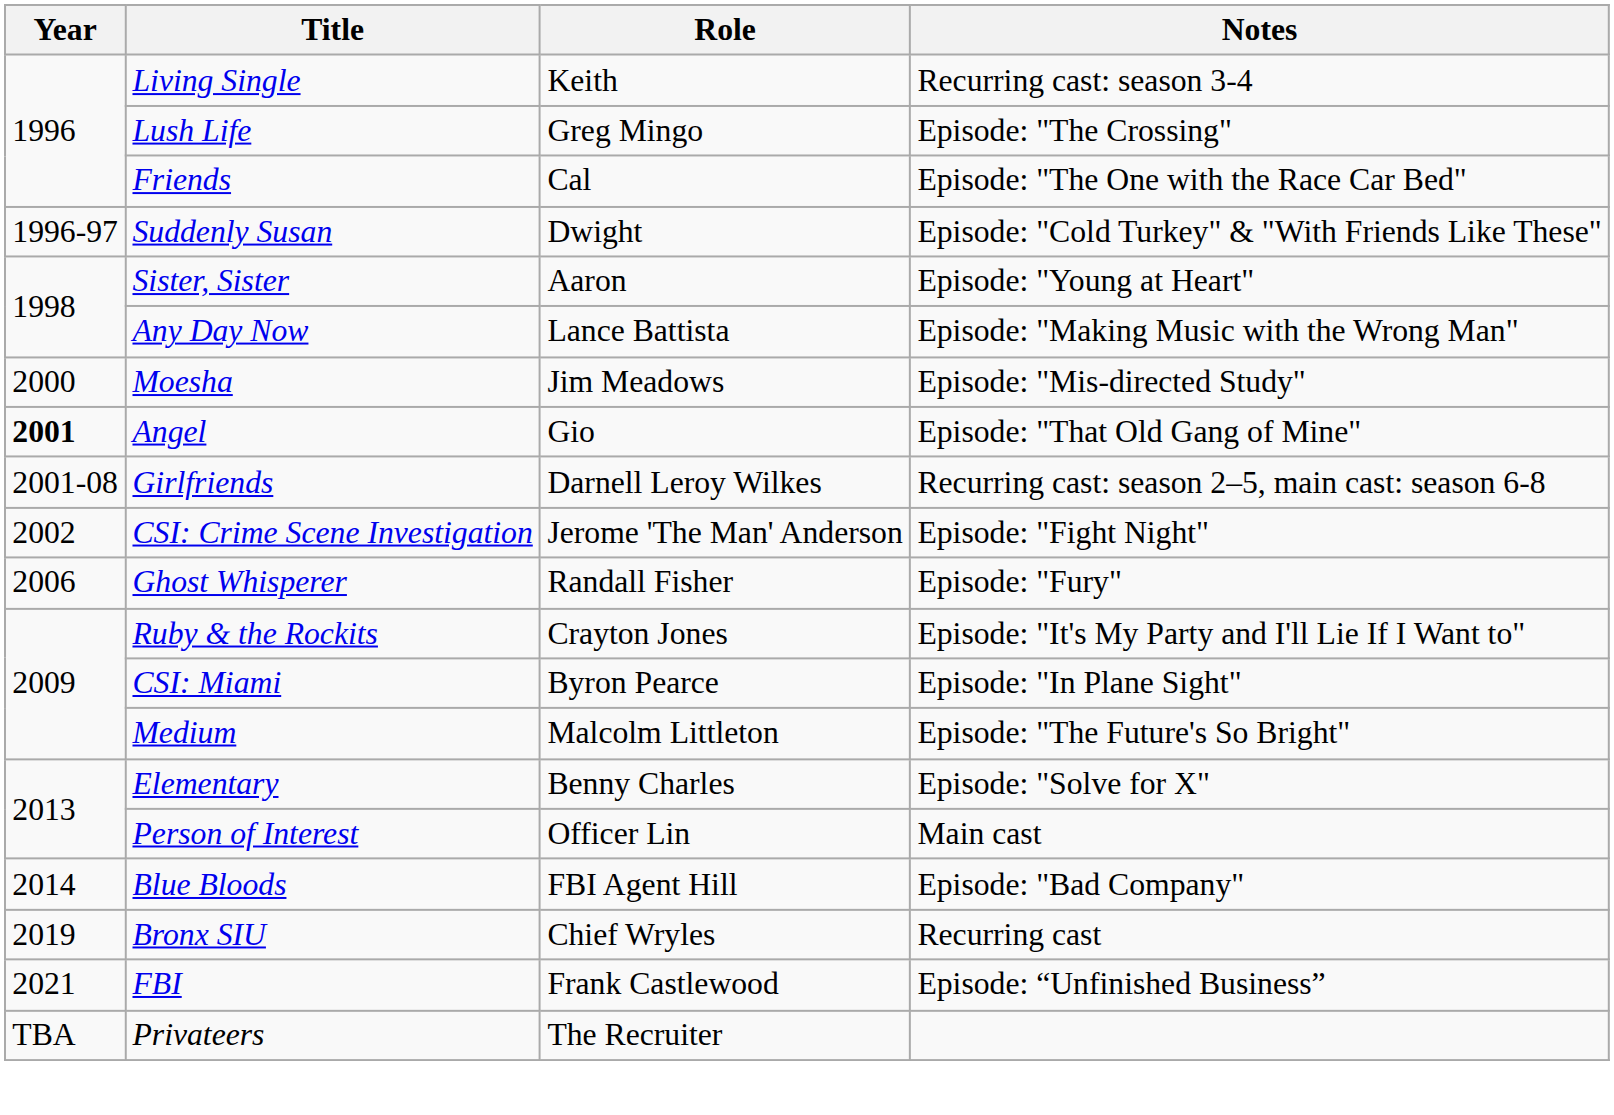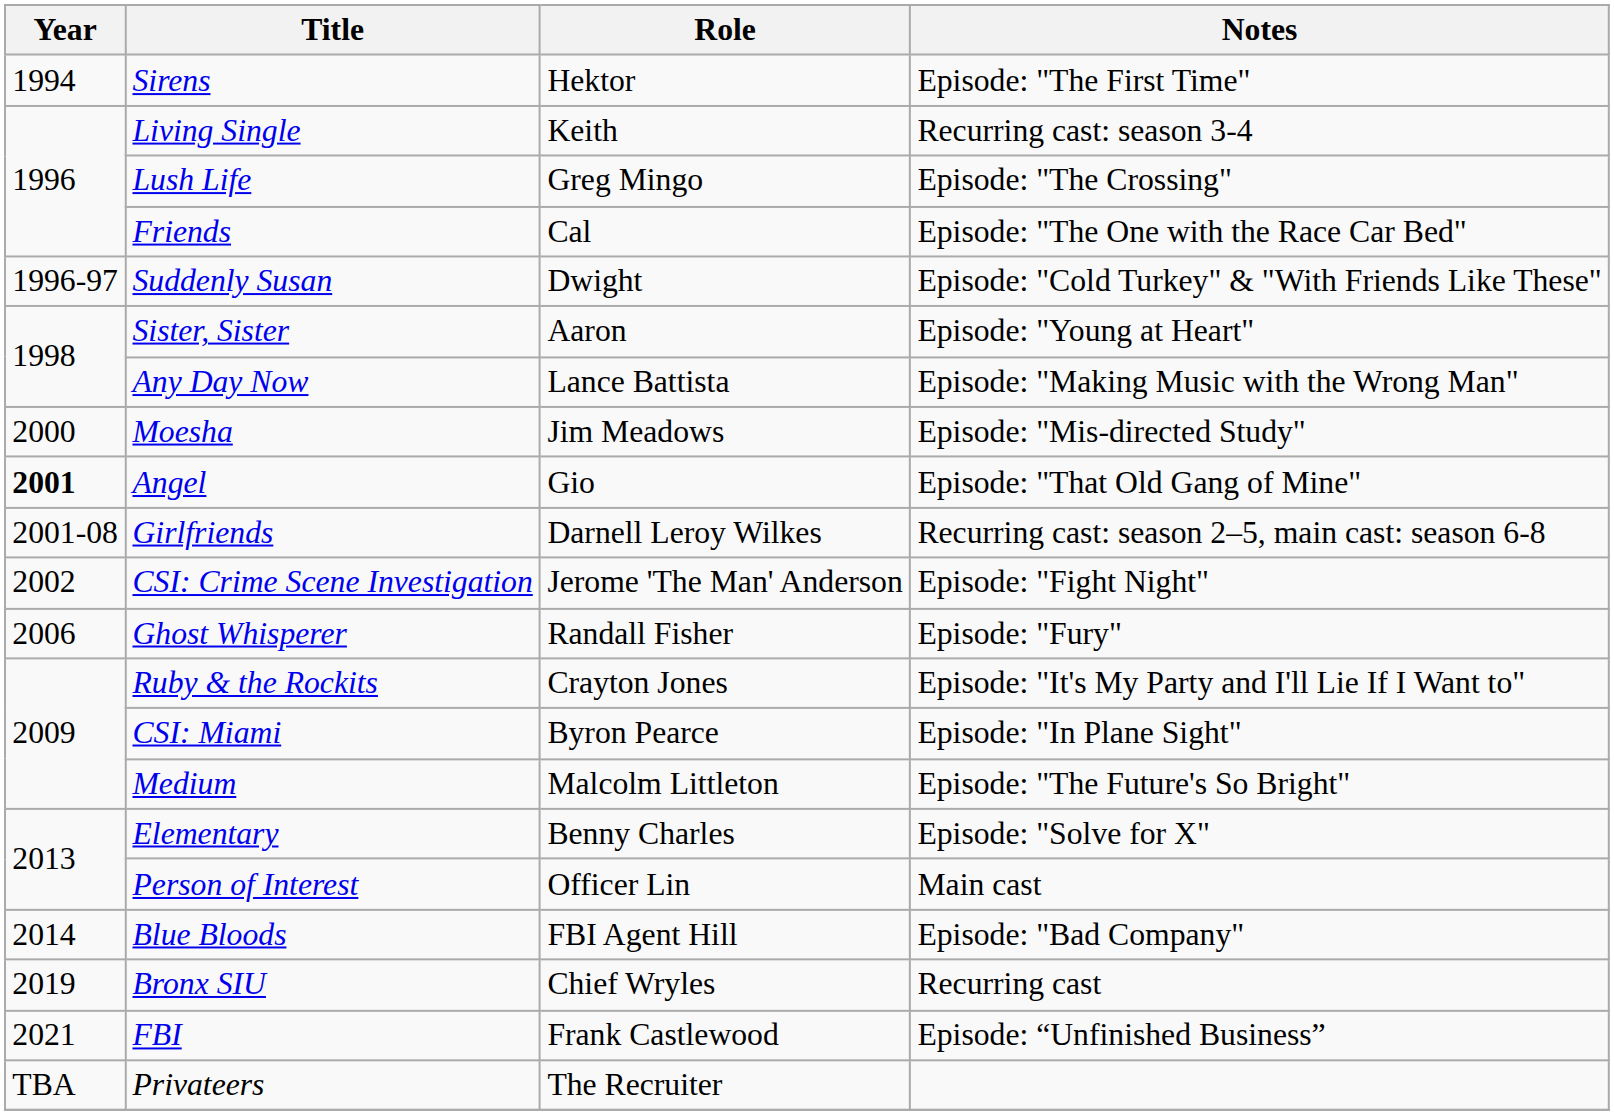+ row: (171, 79)
